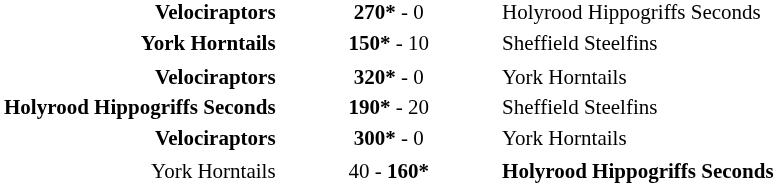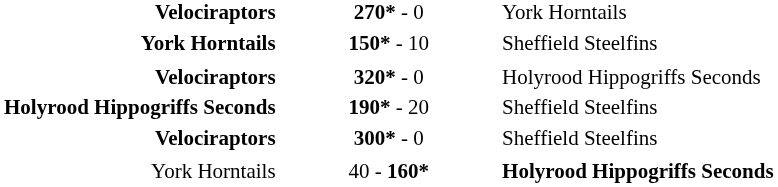(631, 12) Holyrood Hippogriffs Seconds -> (564, 12) York Horntails
(564, 76) York Horntails -> (631, 76) Holyrood Hippogriffs Seconds
(564, 138) York Horntails -> (580, 138) Sheffield Steelfins
